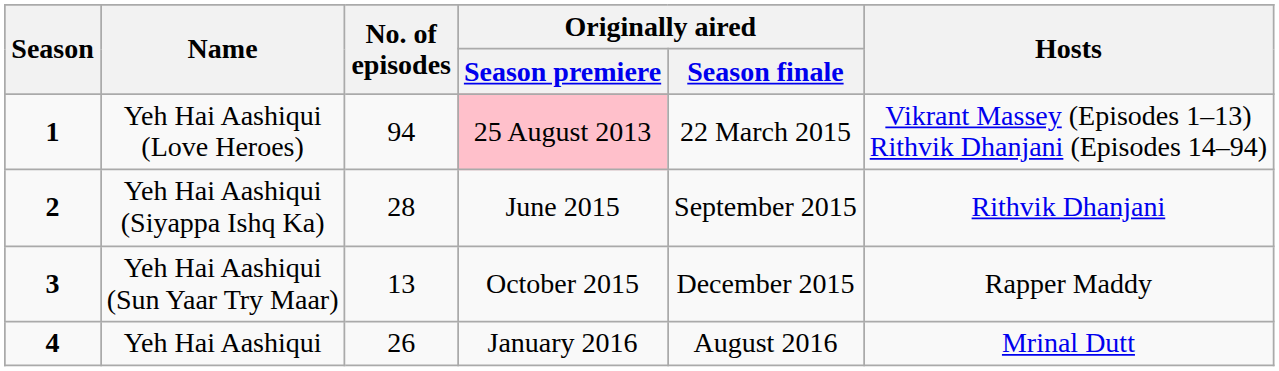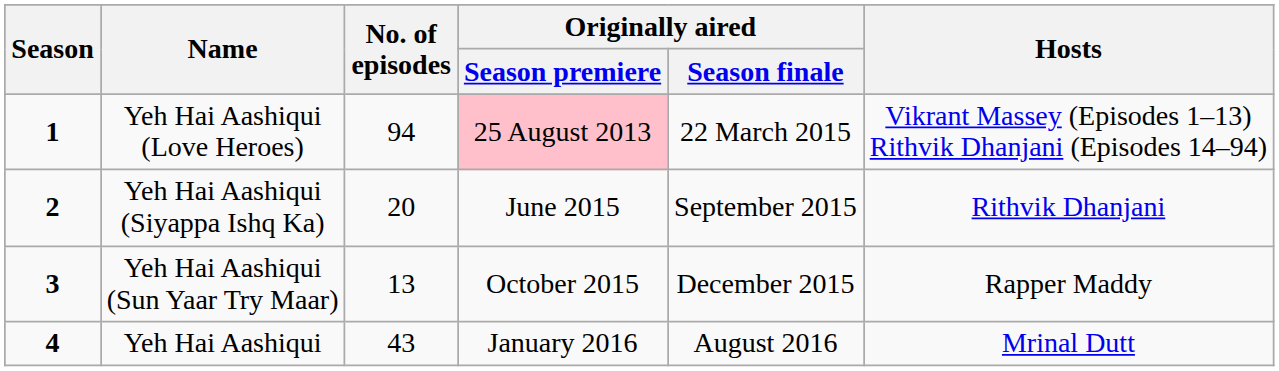(401, 207) 28 -> (401, 207) 20
(401, 343) 26 -> (401, 343) 43
